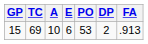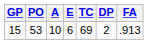columns swapped: (86, 13) <-> (35, 13)
